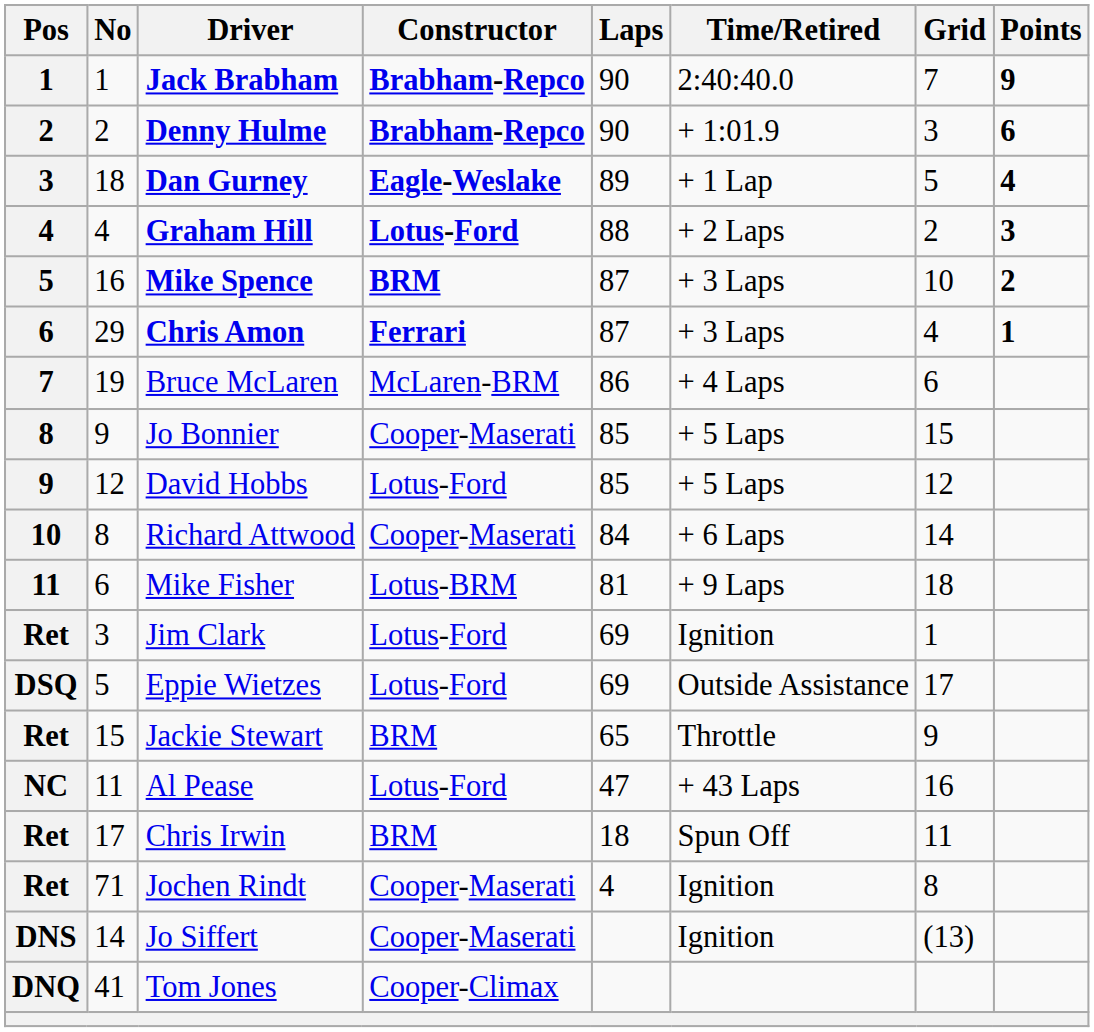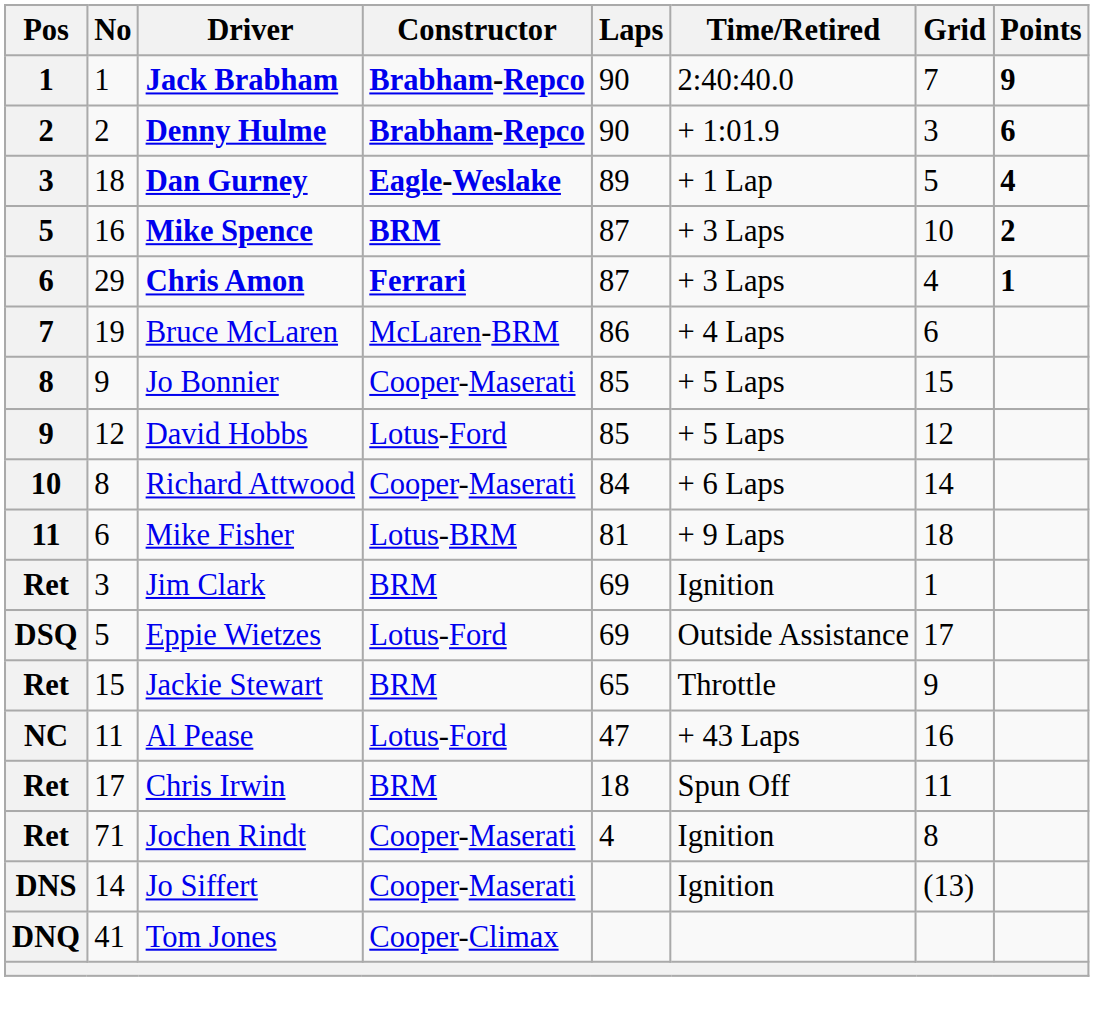- row: (229, 231)
(438, 634) Lotus-Ford -> (403, 584) BRM
